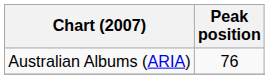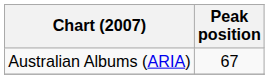(229, 61) 76 -> (229, 61) 67
